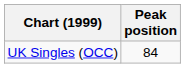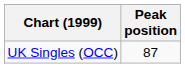(151, 52) 84 -> (151, 52) 87
